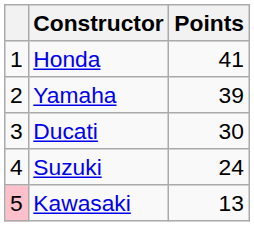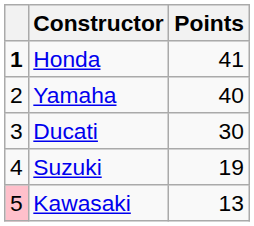(16, 59) normal -> (16, 59) bold
(231, 95) 39 -> (231, 95) 40
(231, 167) 24 -> (231, 167) 19
